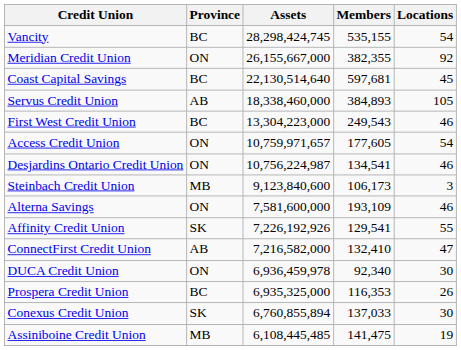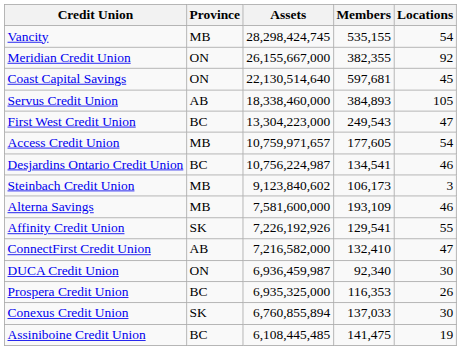(198, 36) BC -> (200, 36) MB
(198, 79) BC -> (199, 79) ON
(446, 121) 46 -> (446, 121) 47
(199, 143) ON -> (200, 143) MB
(199, 164) ON -> (198, 164) BC
(292, 185) 9,123,840,600 -> (292, 185) 9,123,840,602
(199, 206) ON -> (200, 206) MB
(292, 270) 6,936,459,978 -> (292, 270) 6,936,459,987
(200, 334) MB -> (198, 334) BC
